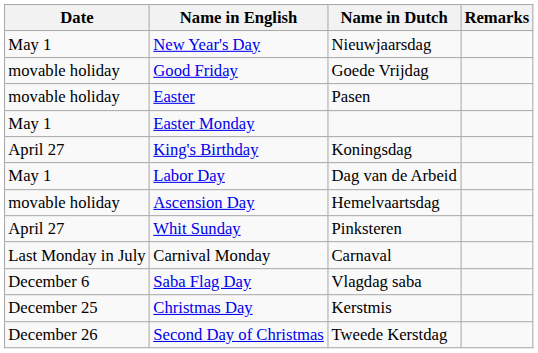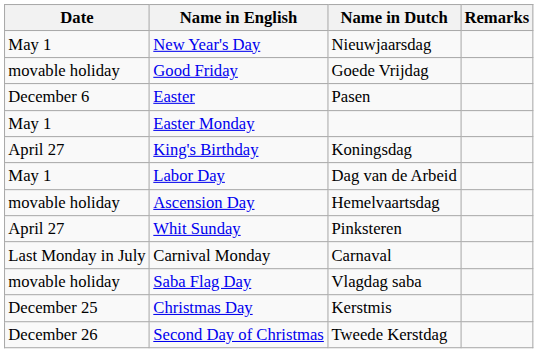(64, 96) movable holiday -> (49, 96) December 6
(49, 281) December 6 -> (64, 281) movable holiday
